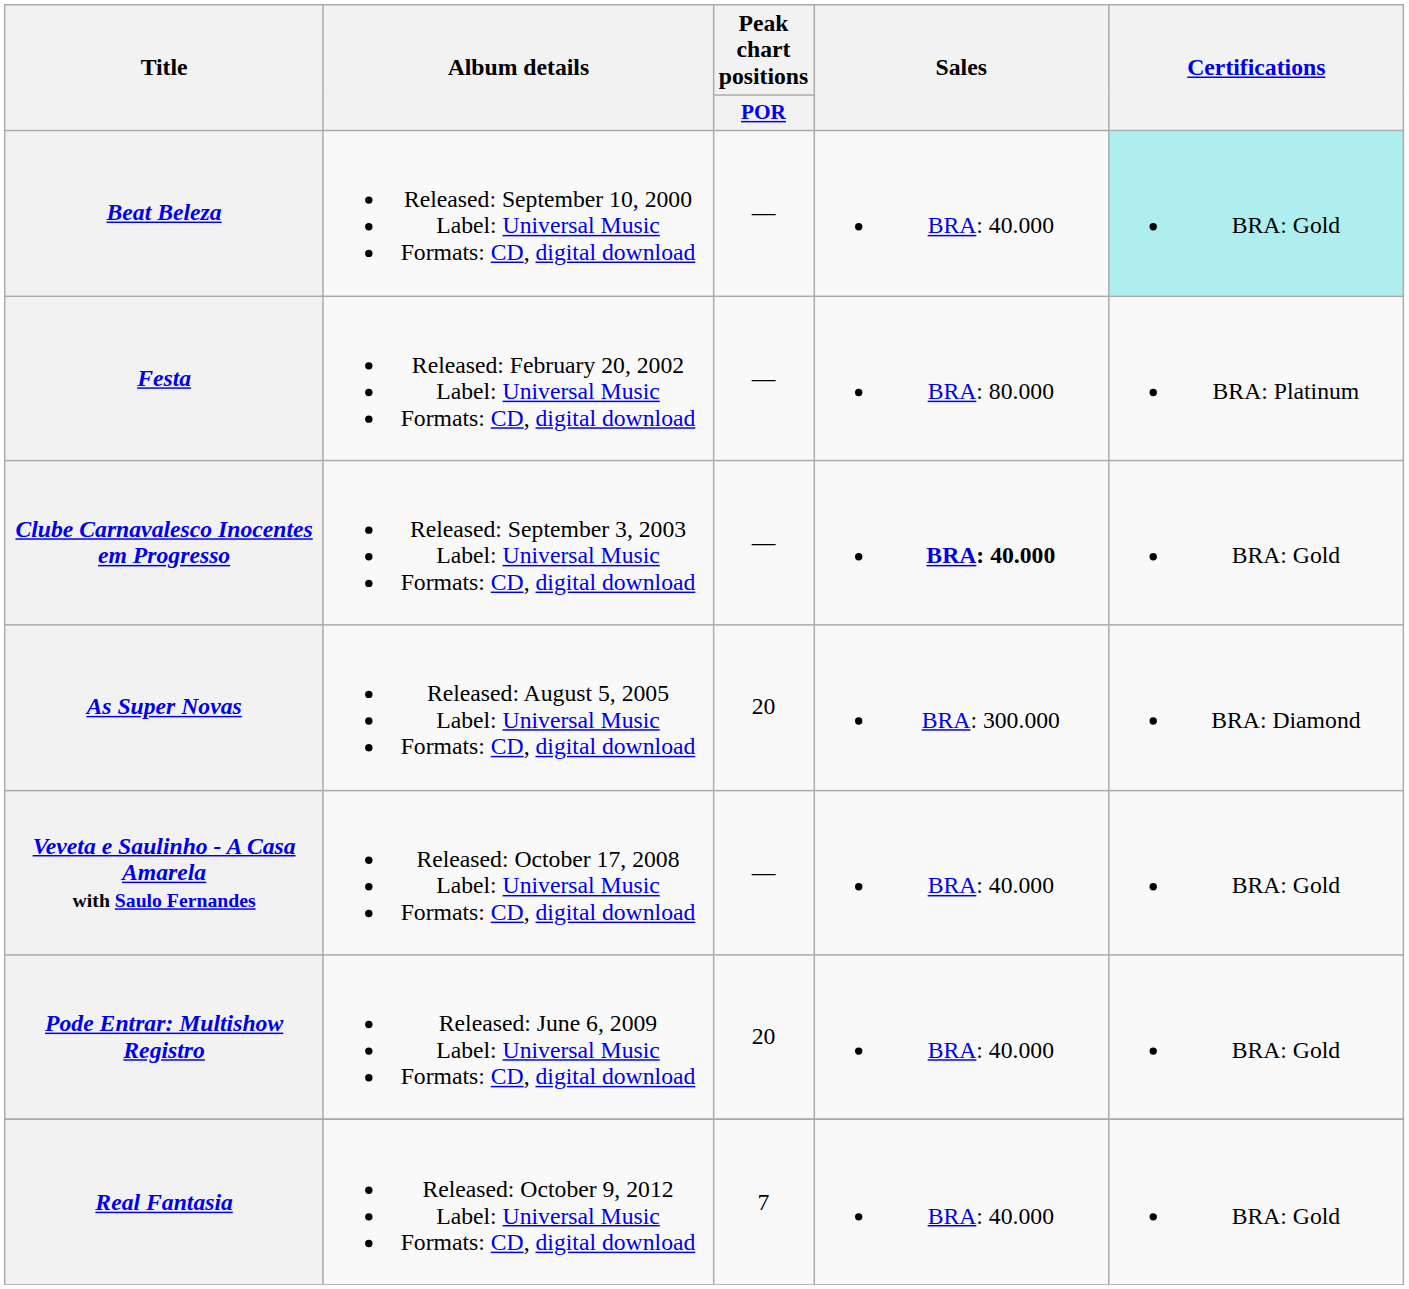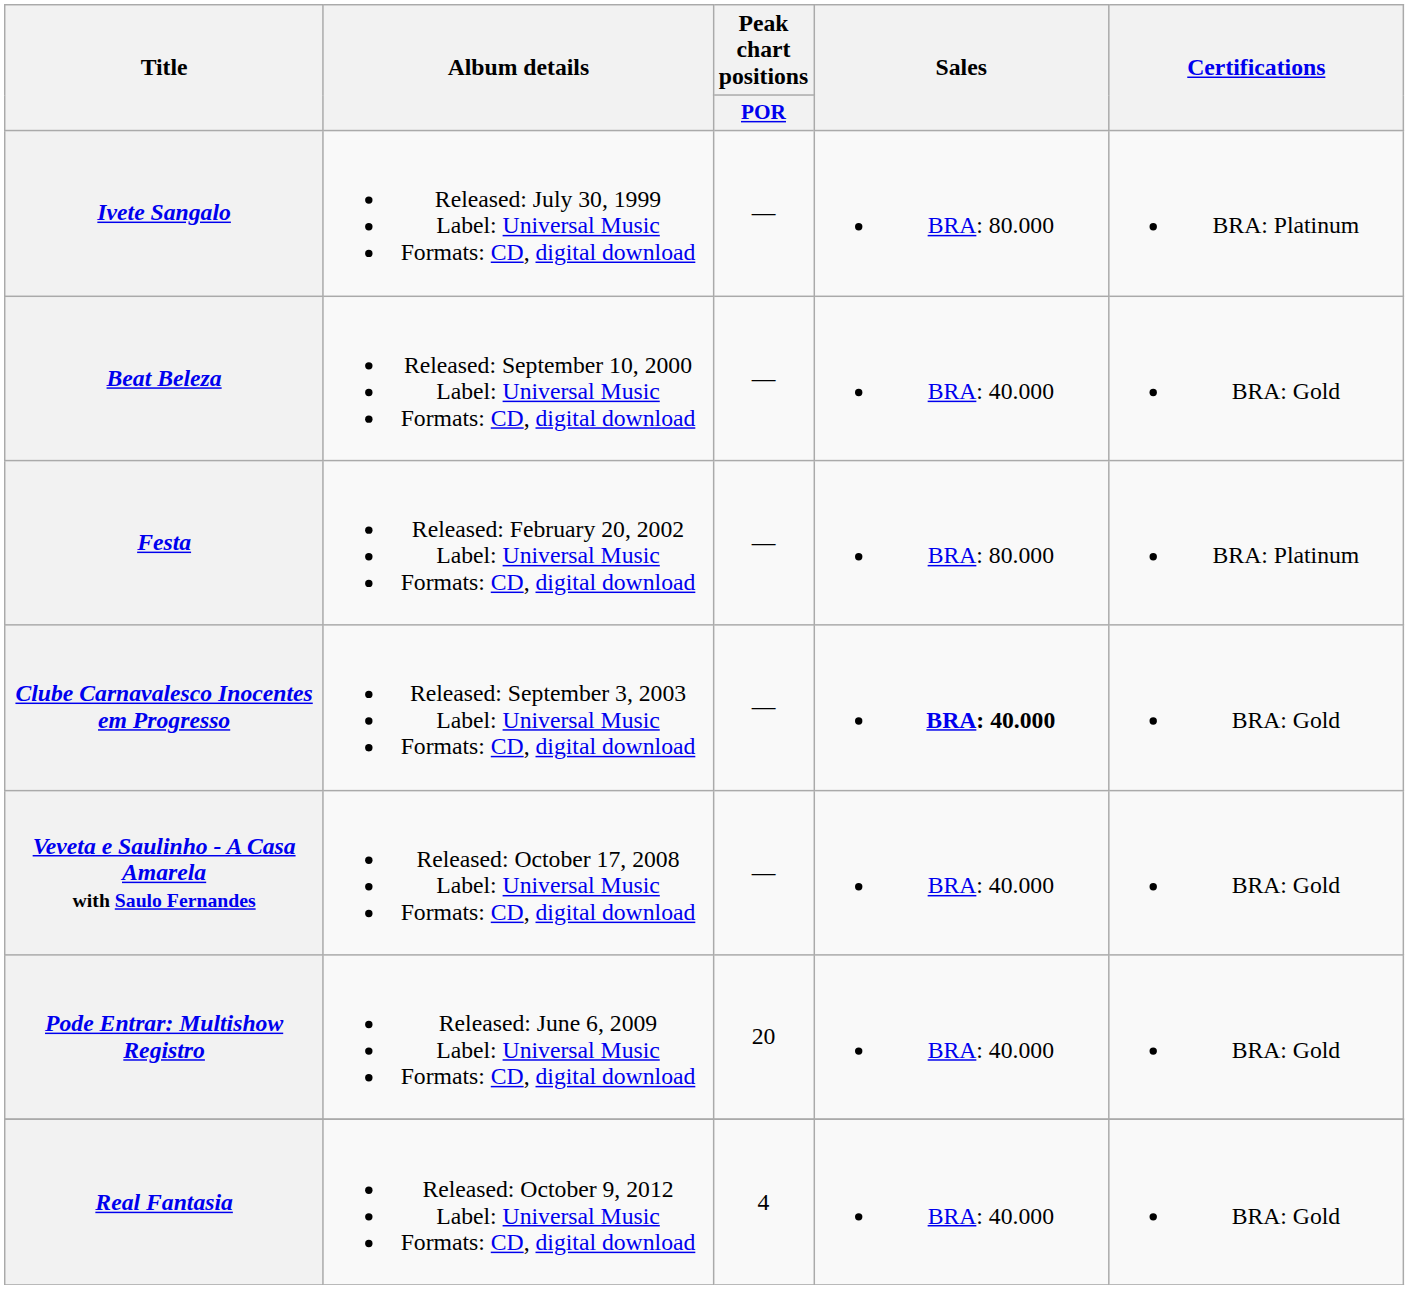+ row: (164, 212)
(1256, 226) paleturquoise background -> (1256, 391) no background
- row: (164, 707)
(763, 1201) 7 -> (763, 1201) 4
